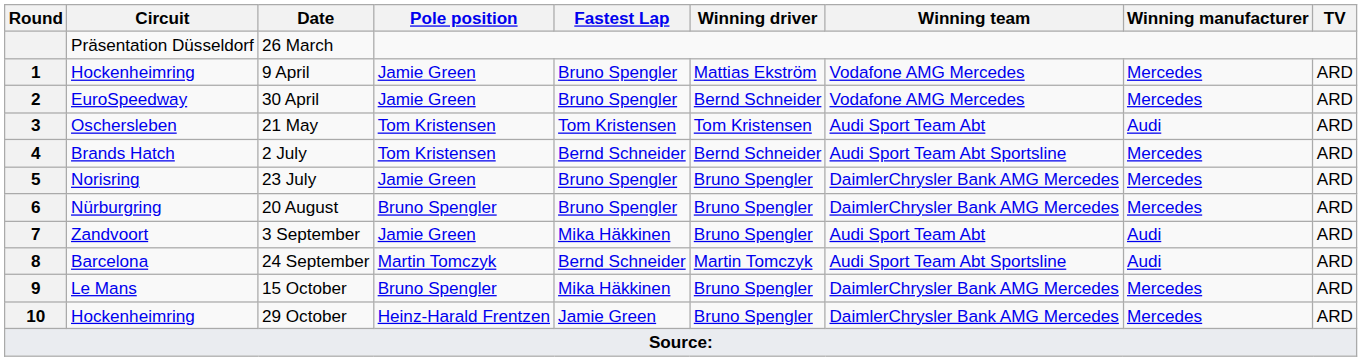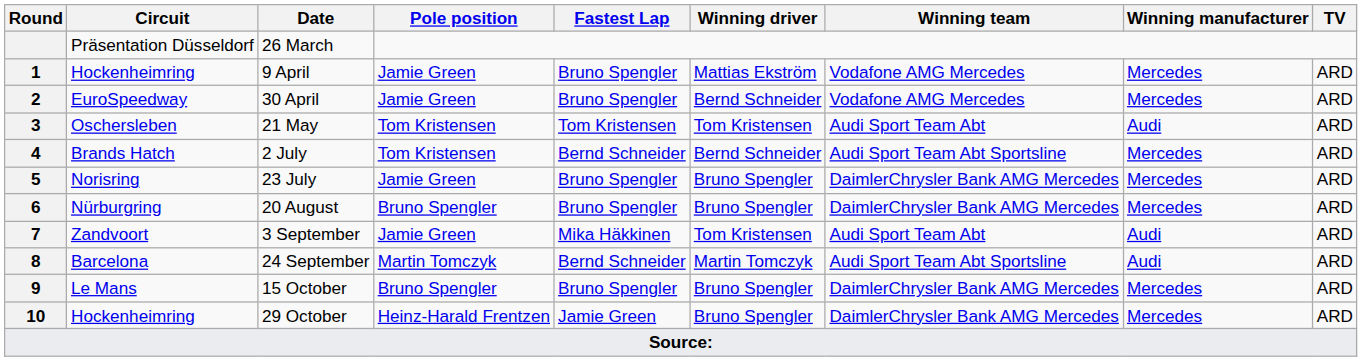(753, 234) Bruno Spengler -> (753, 234) Tom Kristensen
(614, 288) Mika Häkkinen -> (618, 288) Bruno Spengler
